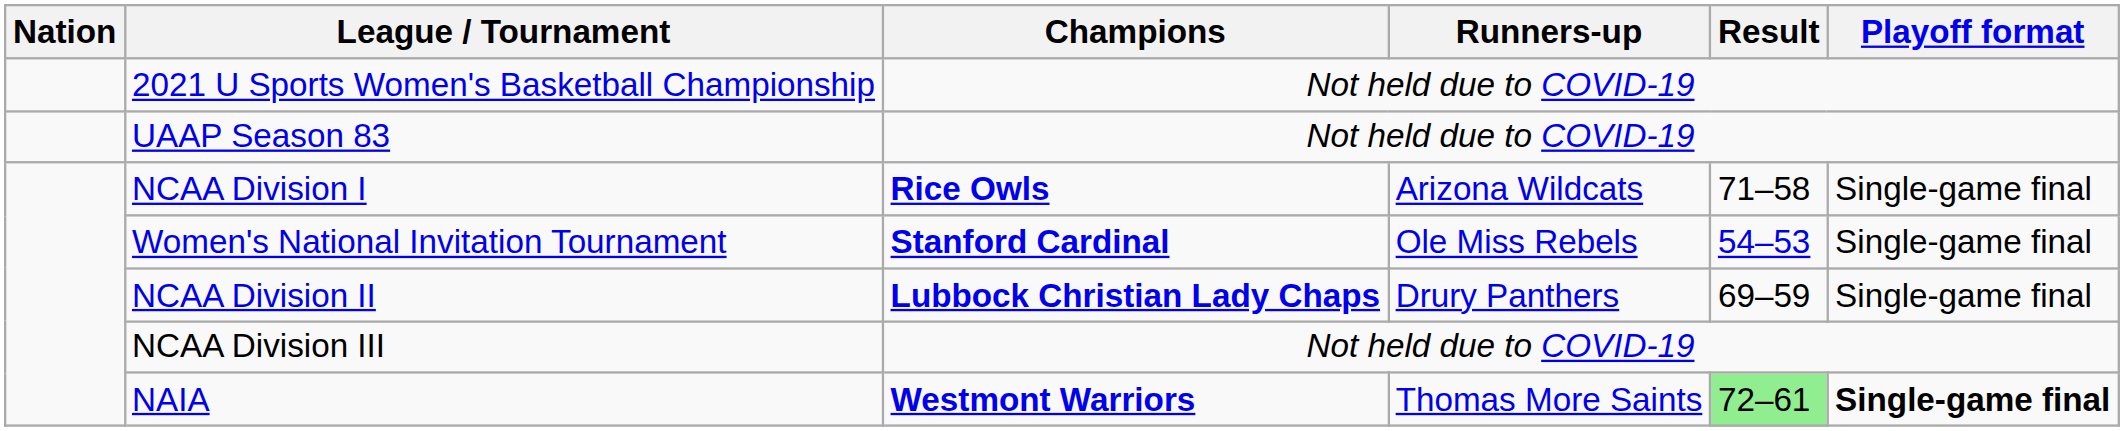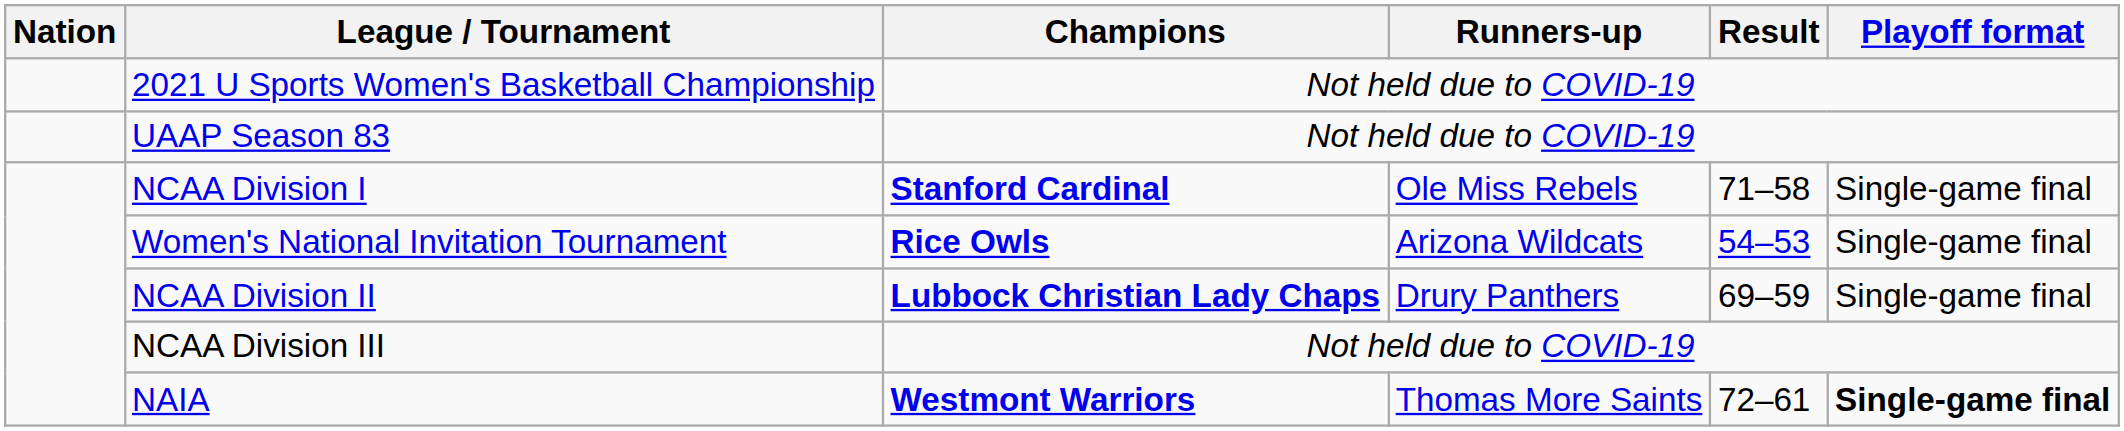(970, 189) Rice Owls -> (1030, 189) Stanford Cardinal
(1519, 189) Arizona Wildcats -> (1517, 189) Ole Miss Rebels
(1030, 242) Stanford Cardinal -> (970, 242) Rice Owls
(1517, 242) Ole Miss Rebels -> (1519, 242) Arizona Wildcats
(1764, 400) lightgreen background -> (1764, 400) no background
